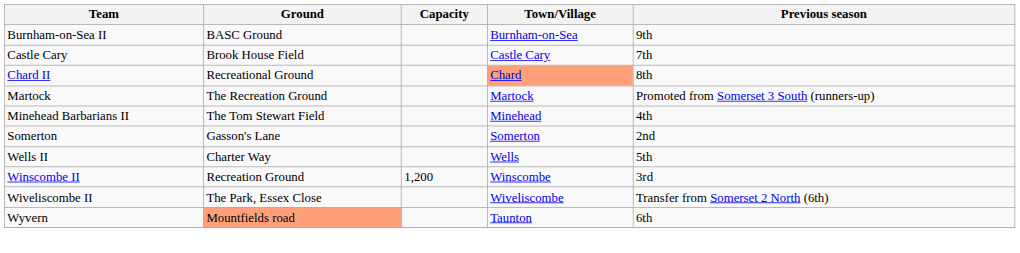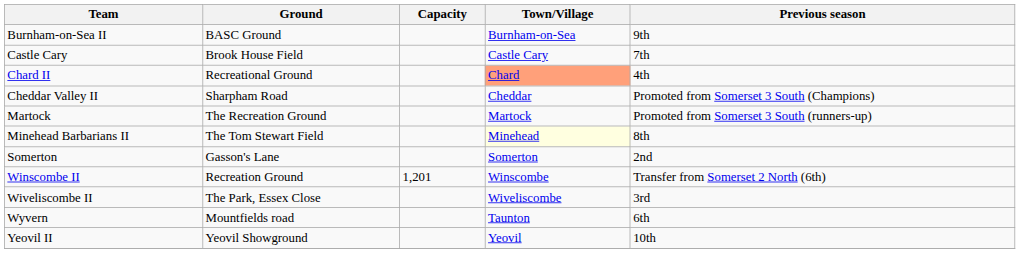(644, 75) 8th -> (641, 75) 4th
+ row: (53, 95)
(516, 116) no background -> (514, 136) lightyellow background
(644, 116) 4th -> (641, 136) 8th
- row: (28, 156)
(419, 177) 1,200 -> (417, 177) 1,201
(644, 177) 3rd -> (729, 177) Transfer from Somerset 2 North (6th)
(732, 197) Transfer from Somerset 2 North (6th) -> (642, 197) 3rd
(251, 217) lightsalmon background -> (250, 217) no background
+ row: (30, 237)
